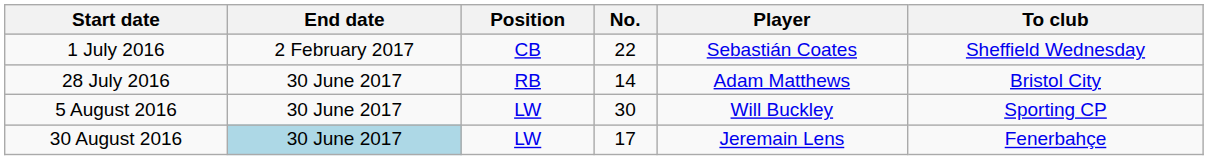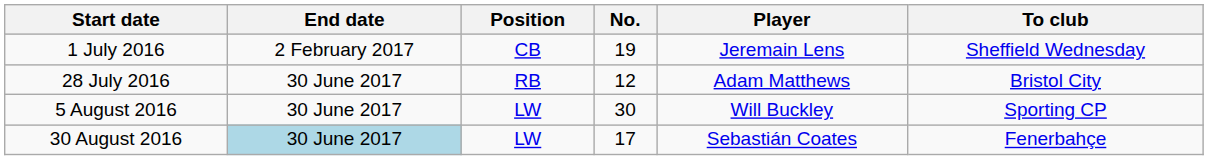(625, 49) 22 -> (625, 49) 19
(782, 49) Sebastián Coates -> (782, 49) Jeremain Lens
(625, 79) 14 -> (625, 79) 12
(782, 139) Jeremain Lens -> (782, 139) Sebastián Coates
